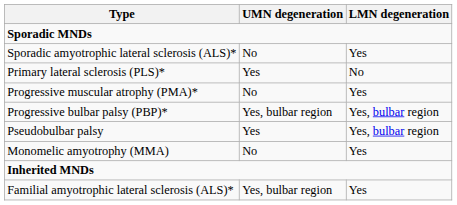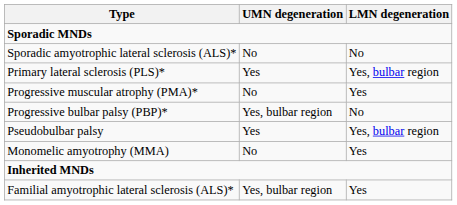(358, 53) Yes -> (356, 53) No
(356, 72) No -> (394, 72) Yes, bulbar region
(394, 111) Yes, bulbar region -> (356, 111) No
